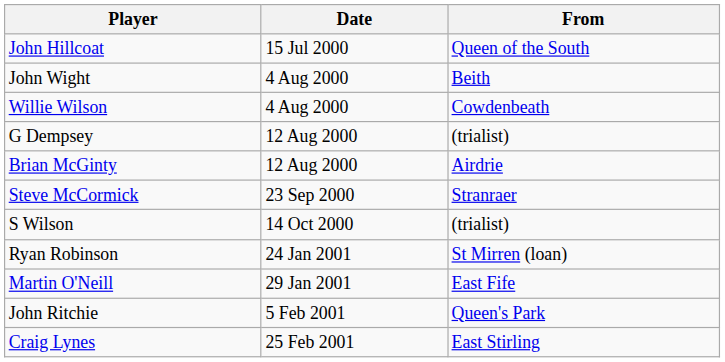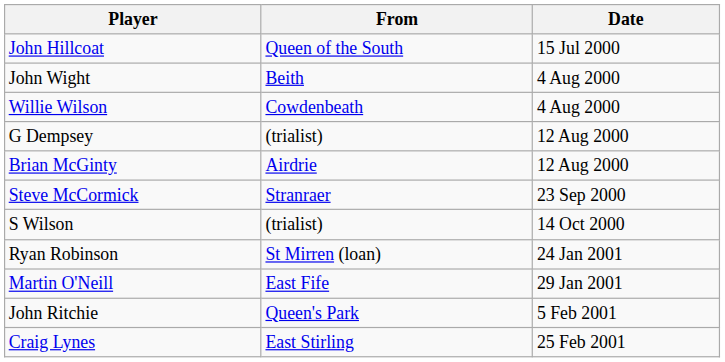columns swapped: (583, 19) <-> (354, 19)
